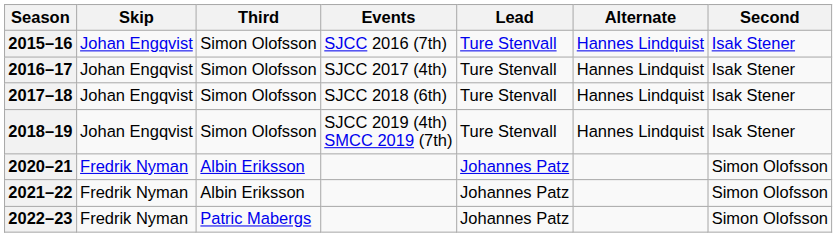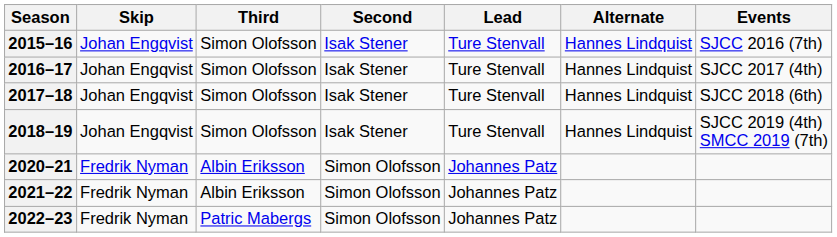columns swapped: (770, 17) <-> (388, 17)
